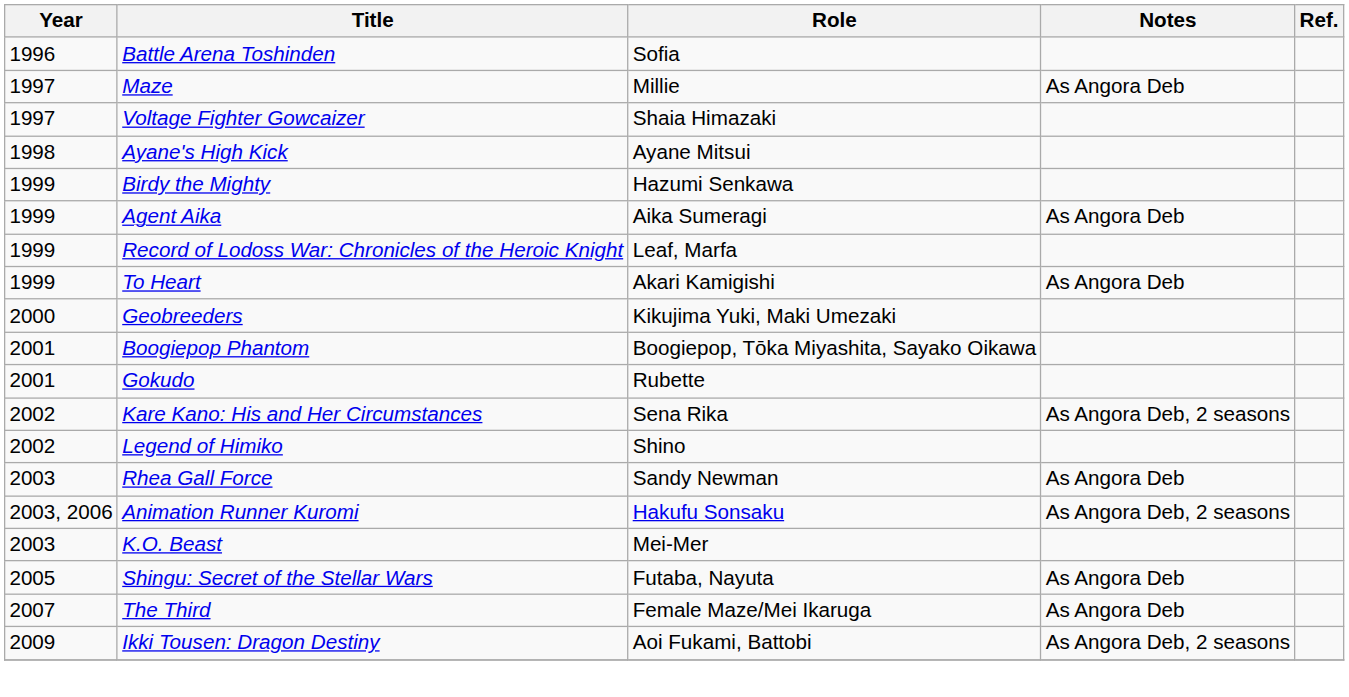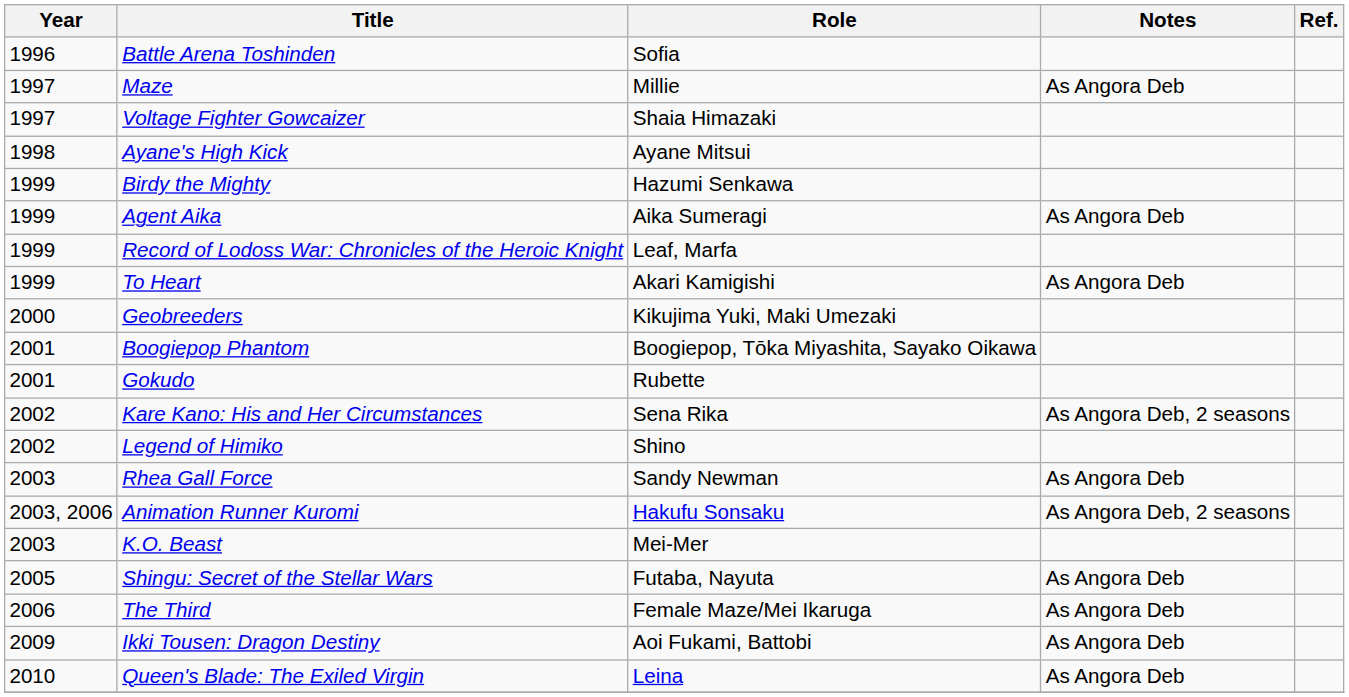(32, 610) 2007 -> (32, 610) 2006
(1168, 642) As Angora Deb, 2 seasons -> (1115, 642) As Angora Deb
+ row: (273, 675)
